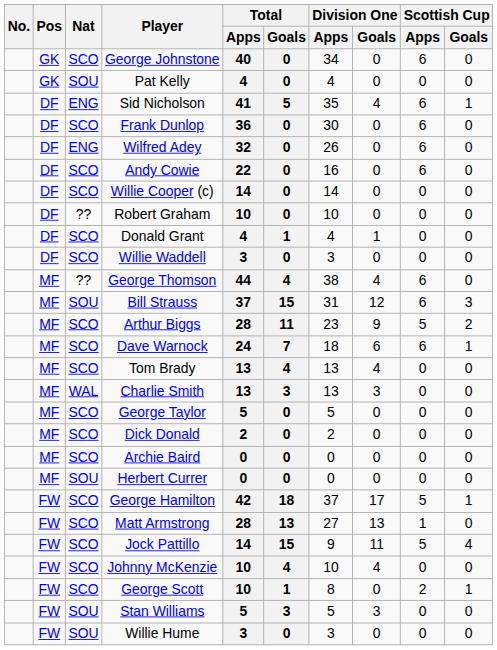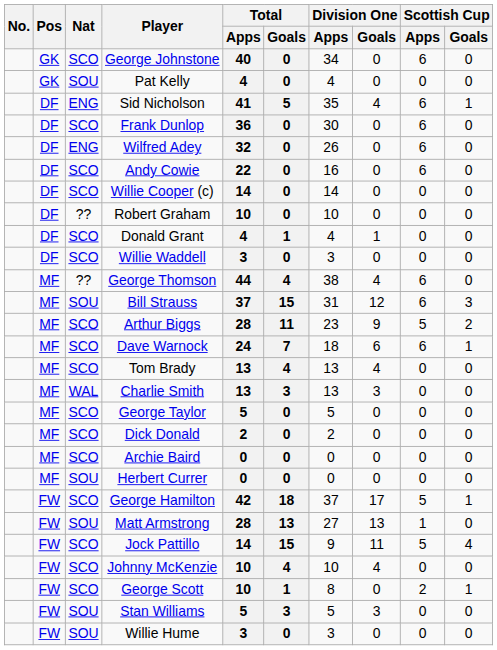(84, 523) SCO -> (84, 523) SOU
